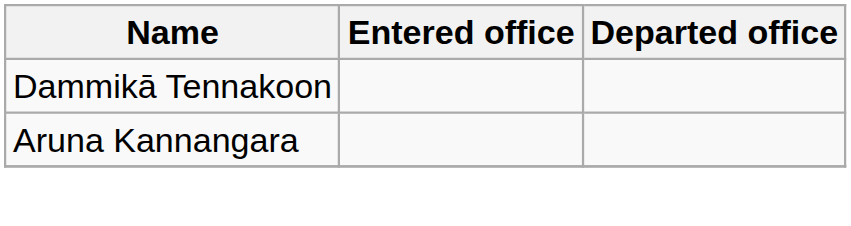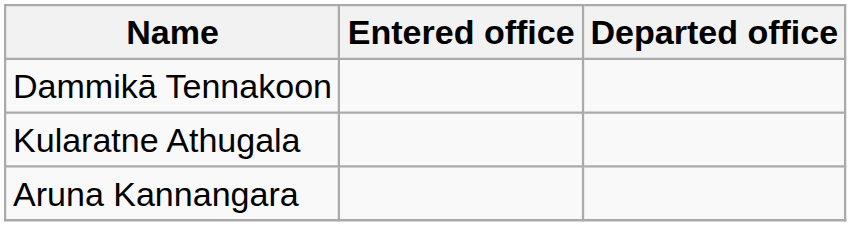+ row: (157, 140)
